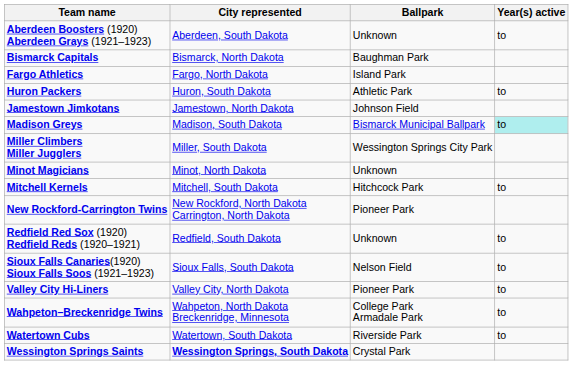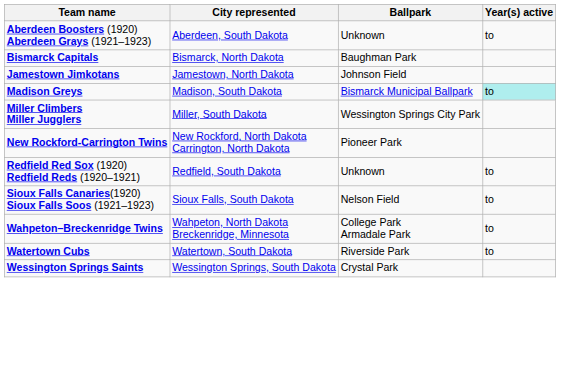- row: (45, 74)
- row: (44, 91)
- row: (48, 170)
- row: (47, 187)
- row: (58, 289)
(260, 352) bold -> (254, 268) normal
